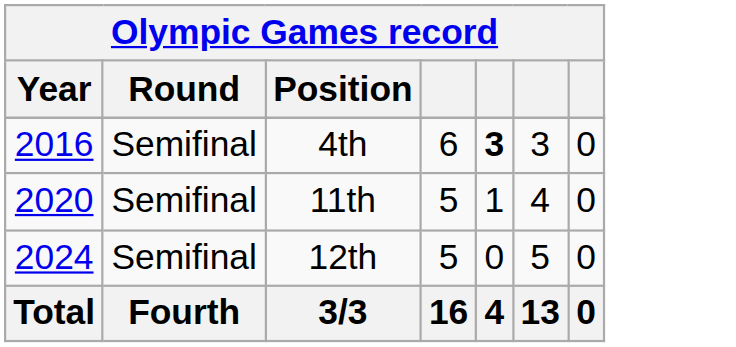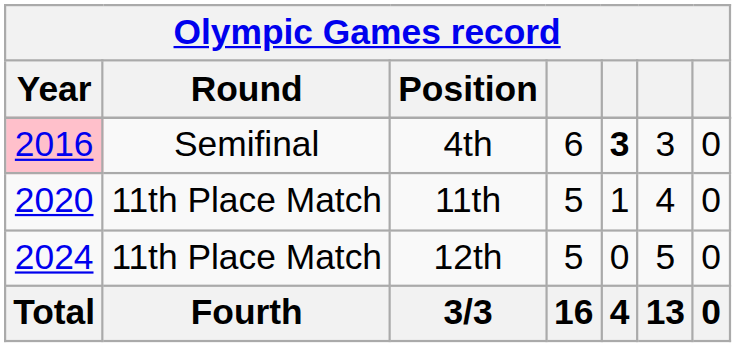(54, 144) no background -> (54, 144) pink background
(184, 200) Semifinal -> (247, 200) 11th Place Match
(184, 256) Semifinal -> (247, 256) 11th Place Match
